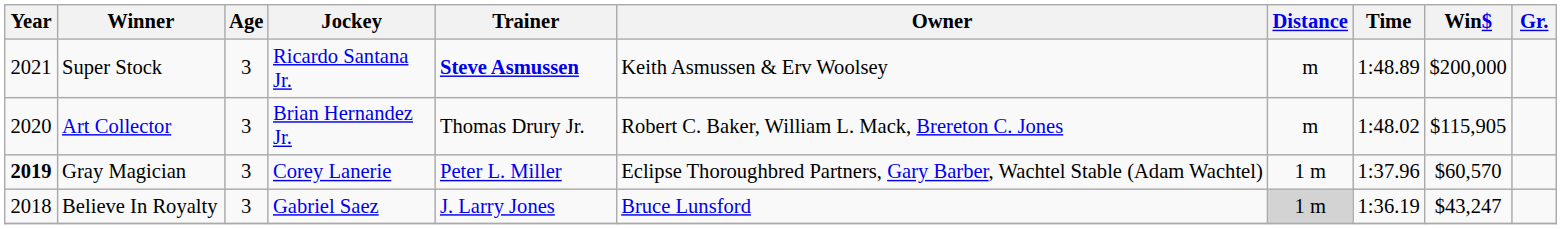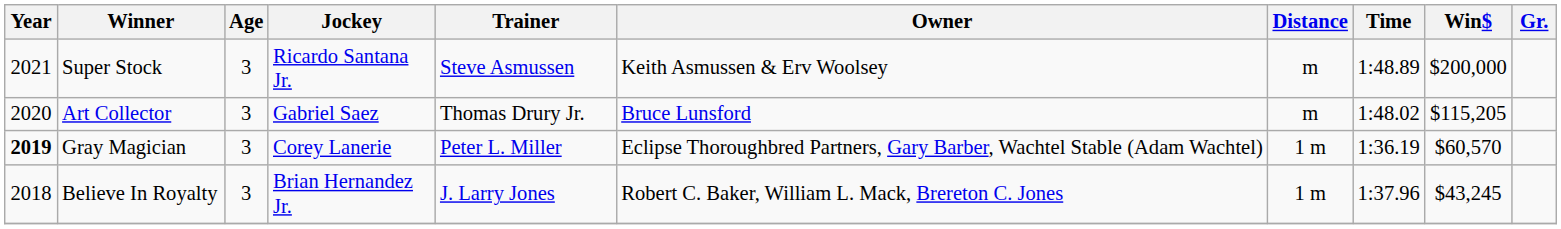(509, 67) bold -> (507, 67) normal
(343, 126) Brian Hernandez Jr. -> (326, 114) Gabriel Saez
(842, 126) Robert C. Baker, William L. Mack, Brereton C. Jones -> (686, 114) Bruce Lunsford
(1468, 126) $115,905 -> (1468, 114) $115,205
(1389, 172) 1:37.96 -> (1389, 148) 1:36.19
(326, 206) Gabriel Saez -> (343, 194) Brian Hernandez Jr.
(686, 206) Bruce Lunsford -> (842, 194) Robert C. Baker, William L. Mack, Brereton C. Jones
(1310, 206) lightgrey background -> (1310, 194) no background
(1389, 206) 1:36.19 -> (1389, 194) 1:37.96
(1468, 206) $43,247 -> (1468, 194) $43,245
